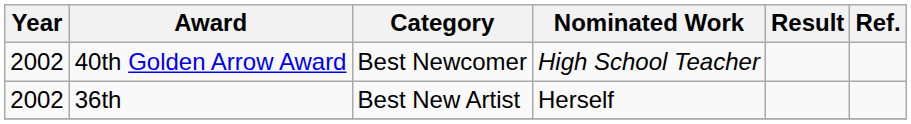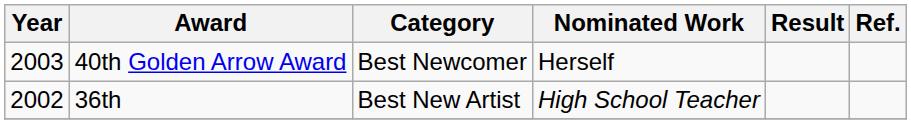(37, 61) 2002 -> (37, 61) 2003
(649, 61) High School Teacher -> (576, 61) Herself
(576, 99) Herself -> (649, 99) High School Teacher
